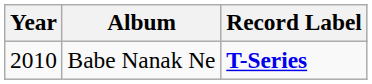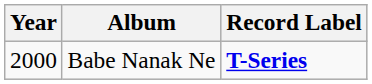(33, 60) 2010 -> (33, 60) 2000
